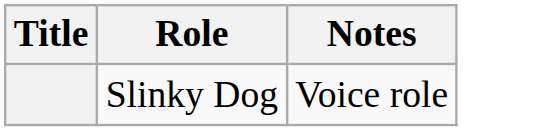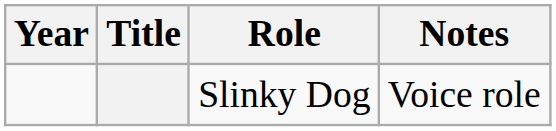+ column: (51, 34)
